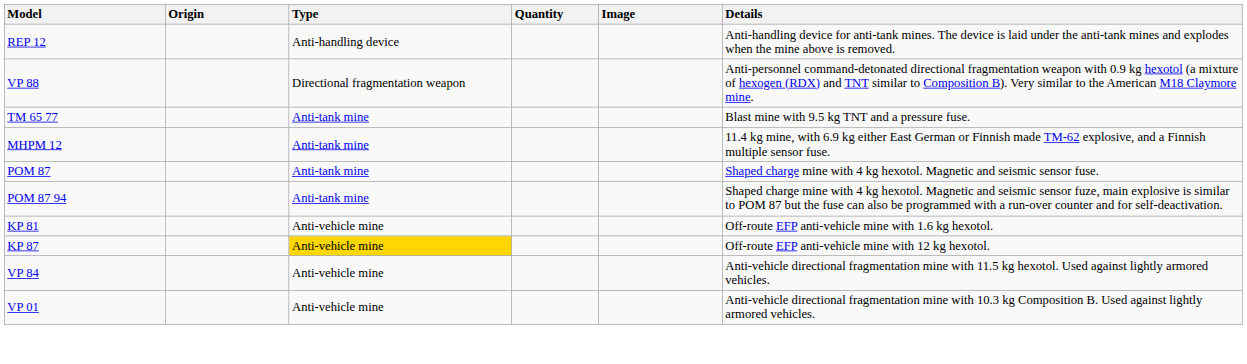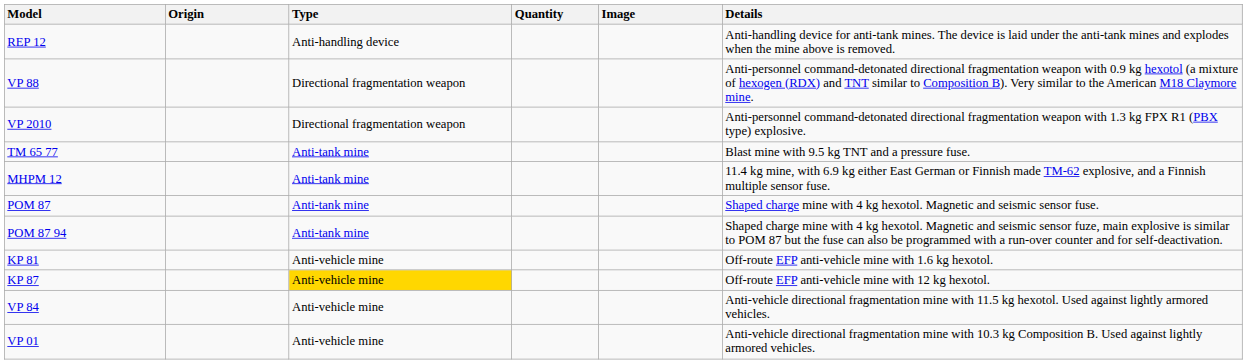+ row: (29, 124)
